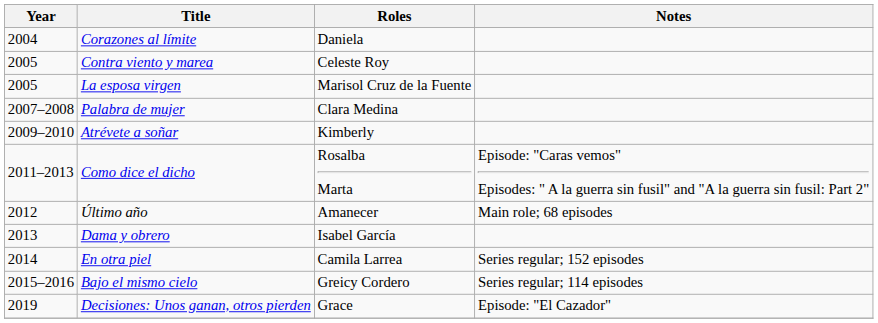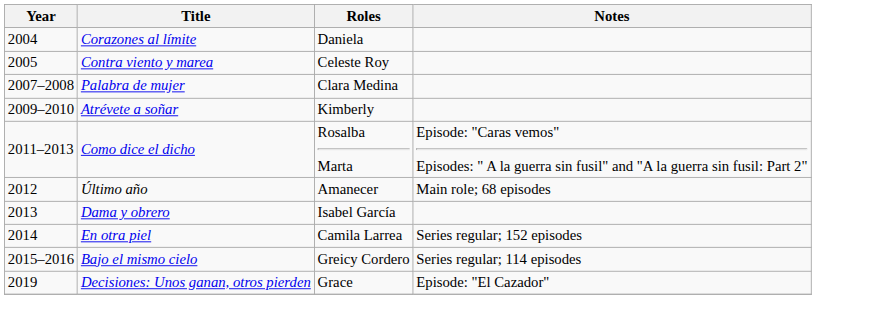- row: (131, 86)
